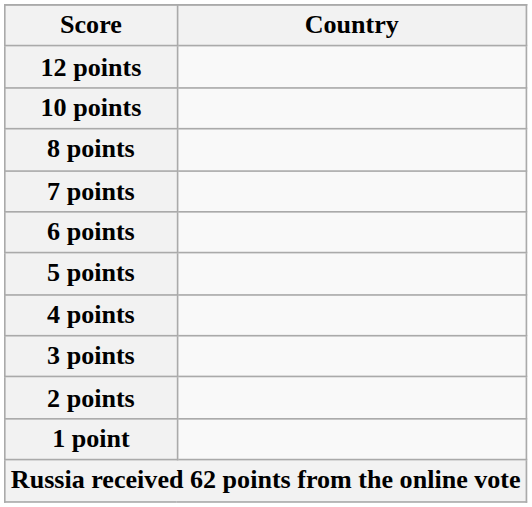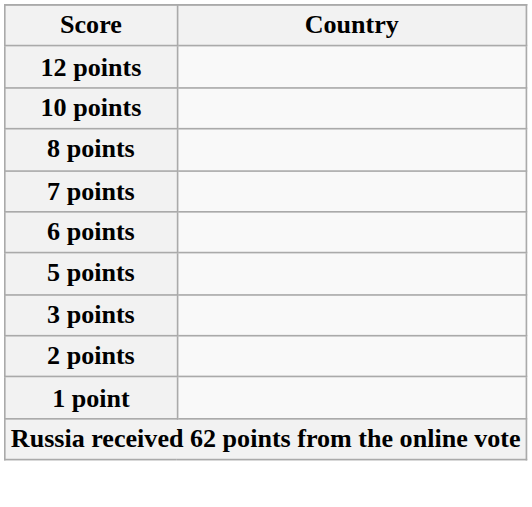- row: (91, 314)
